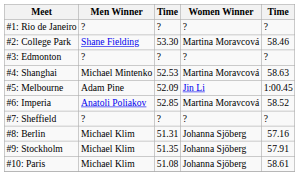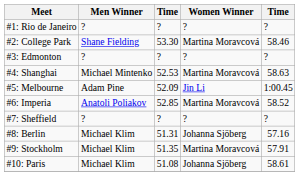(214, 149) Johanna Sjöberg -> (221, 149) Martina Moravcová
